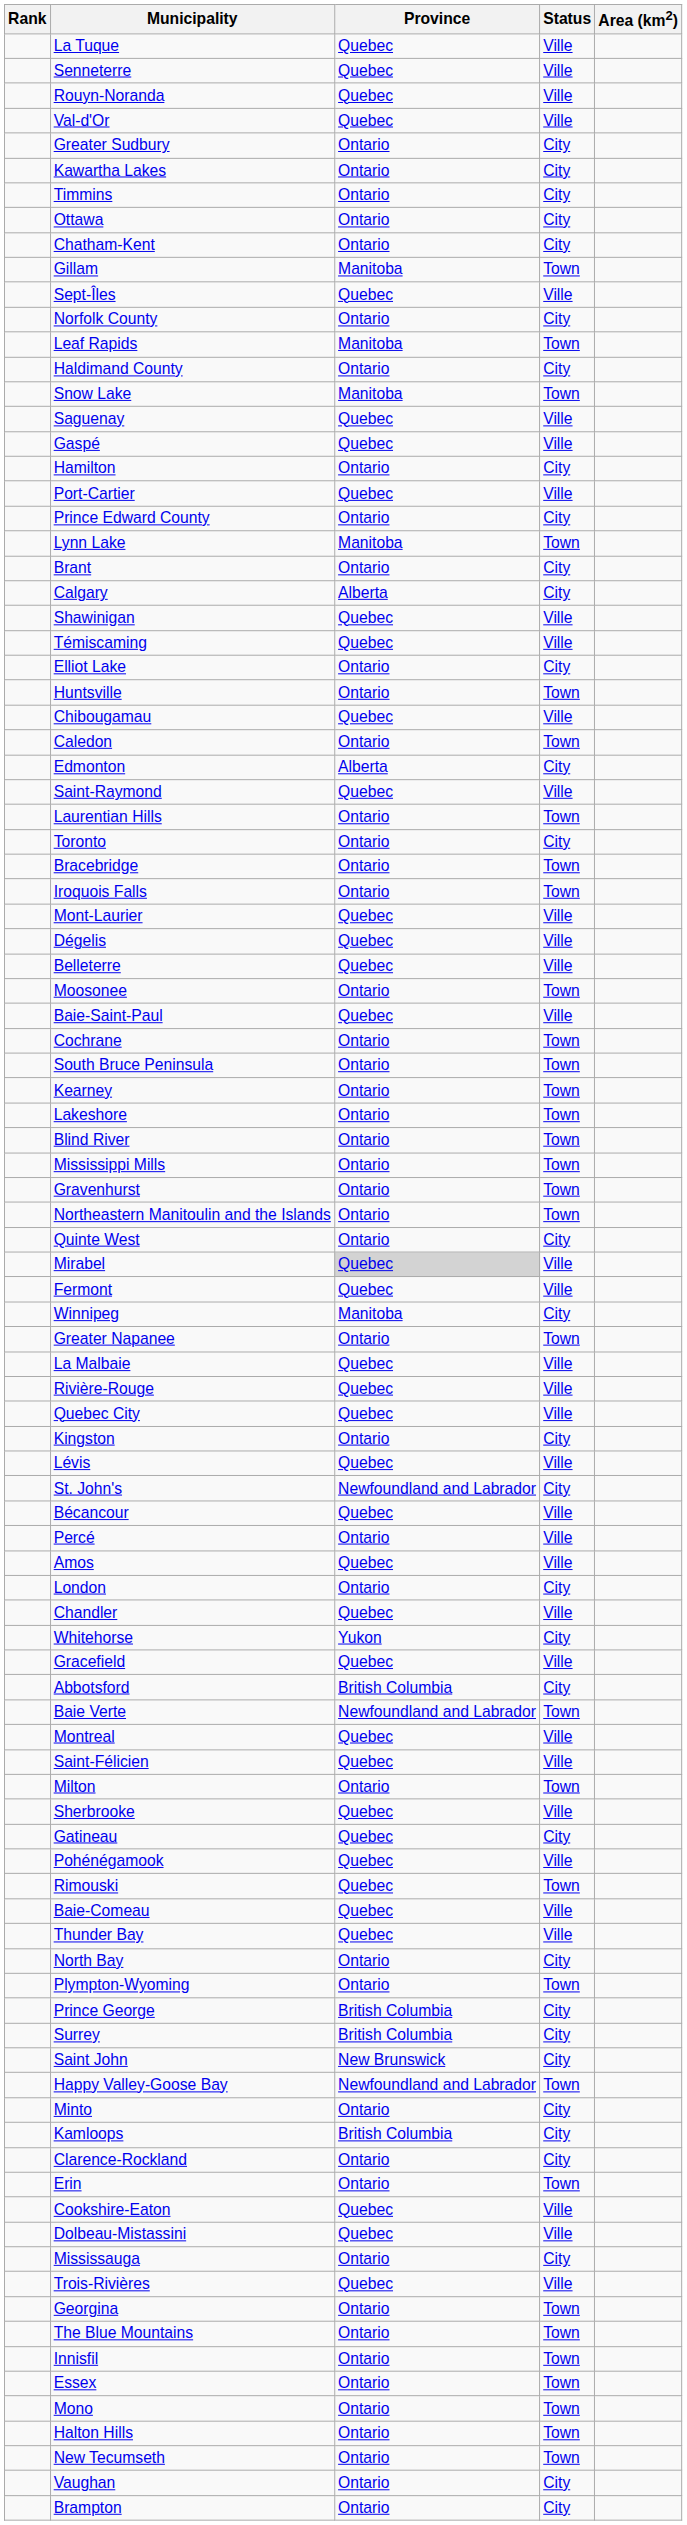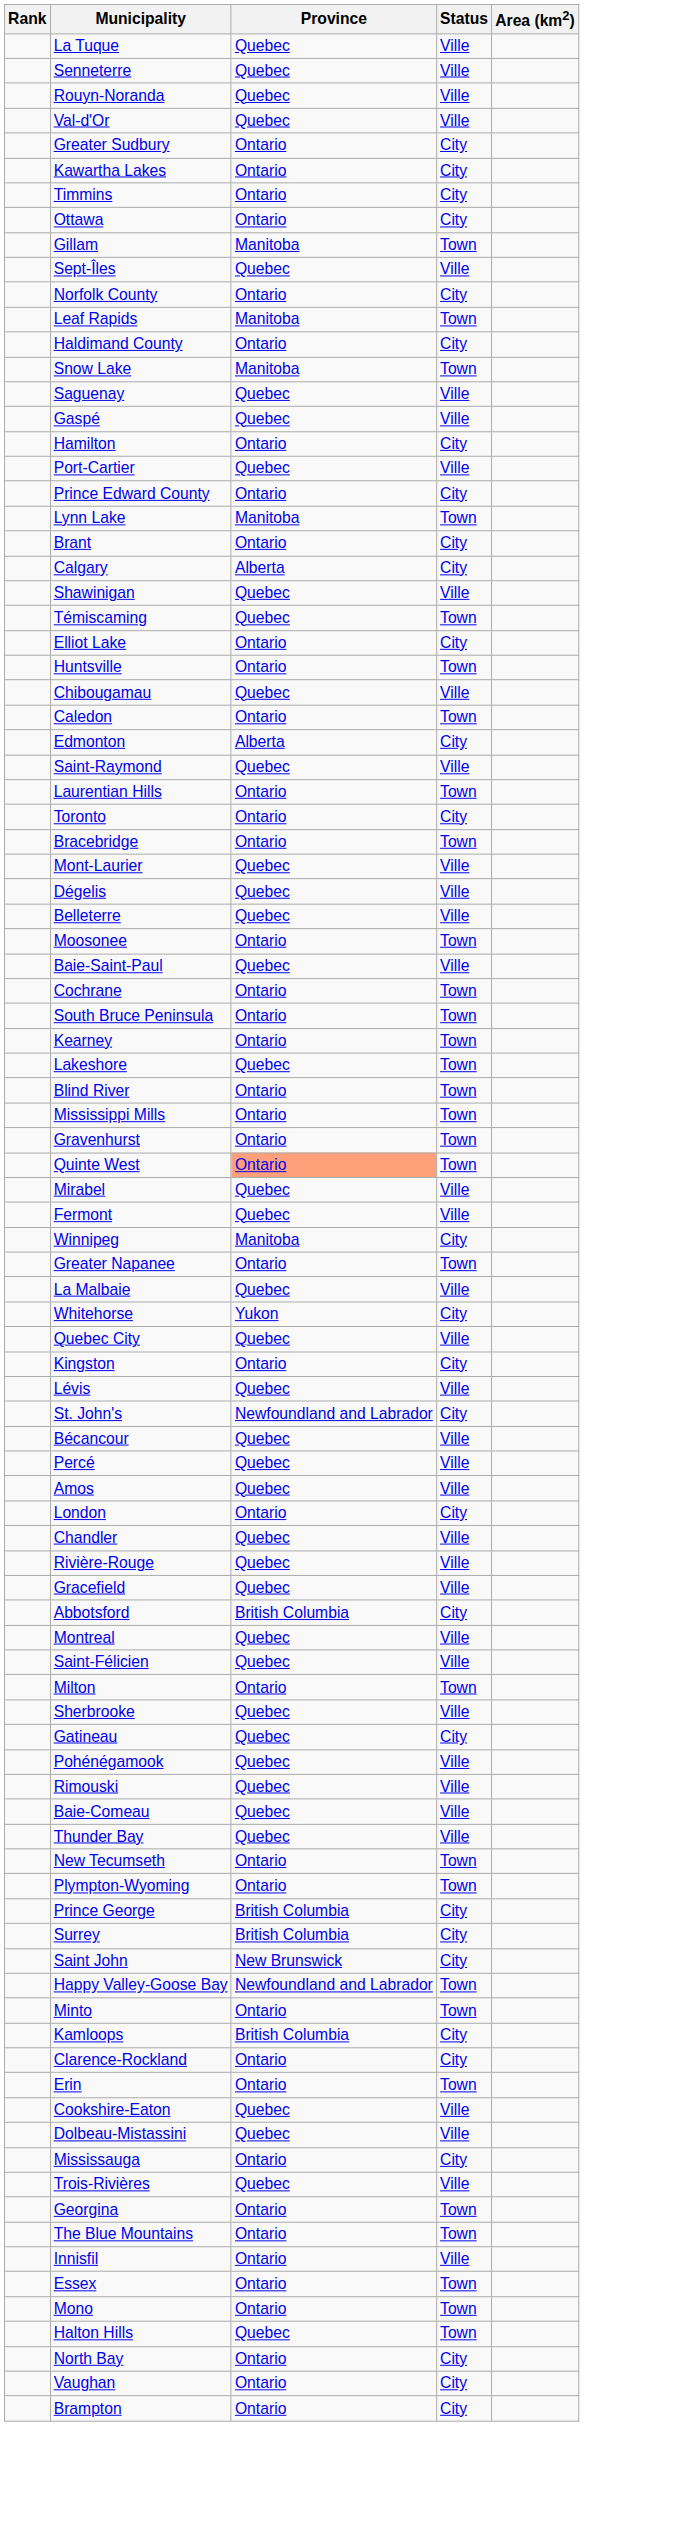- row: (104, 244)
(558, 642) Ville -> (458, 617) Town
- row: (100, 891)
(364, 1115) Ontario -> (262, 1065) Quebec
- row: (192, 1214)
(364, 1239) no background -> (261, 1165) lightsalmon background
(557, 1239) City -> (458, 1165) Town
(366, 1264) lightgrey background -> (262, 1189) no background
rows swapped: (104, 1388) <-> (93, 1637)
(364, 1538) Ontario -> (262, 1463) Quebec
- row: (90, 1712)
(562, 1886) Town -> (455, 1786) Ville
rows swapped: (89, 1960) <-> (109, 2458)
(557, 2110) City -> (458, 2010) Town
(562, 2358) Town -> (455, 2259) Ville
(364, 2433) Ontario -> (262, 2333) Quebec
